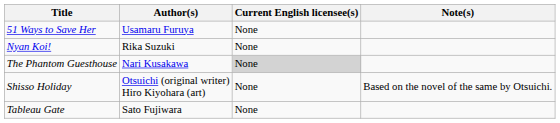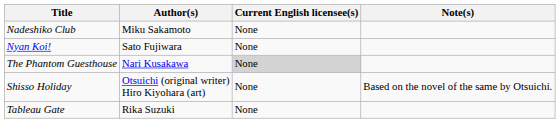- row: (51, 30)
+ row: (41, 30)
(148, 47) Rika Suzuki -> (152, 47) Sato Fujiwara
(152, 110) Sato Fujiwara -> (148, 110) Rika Suzuki
